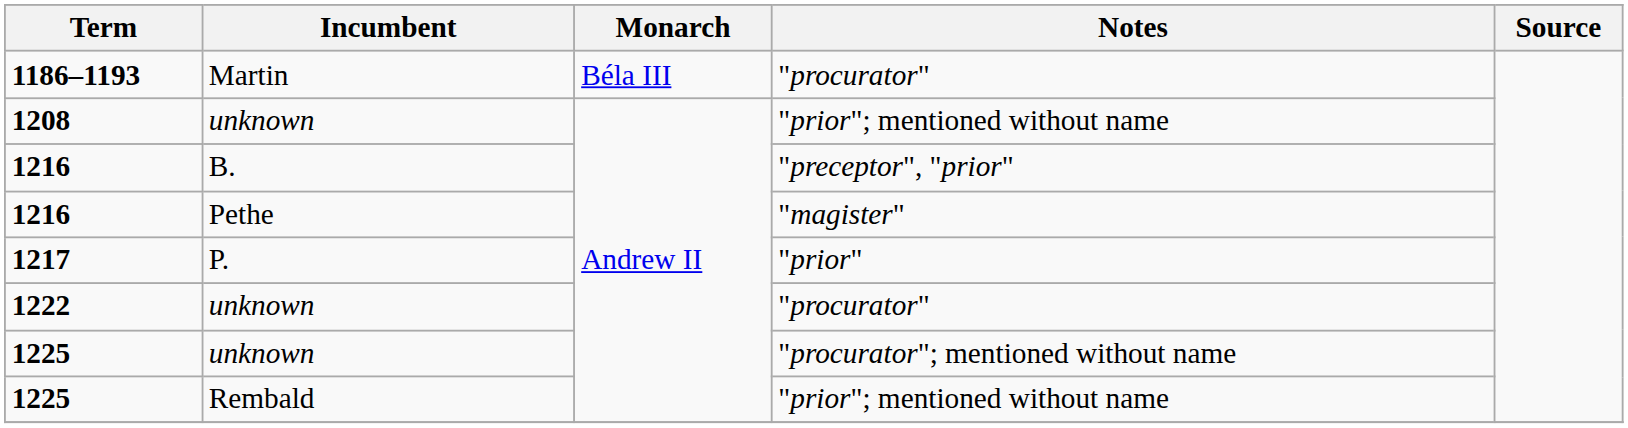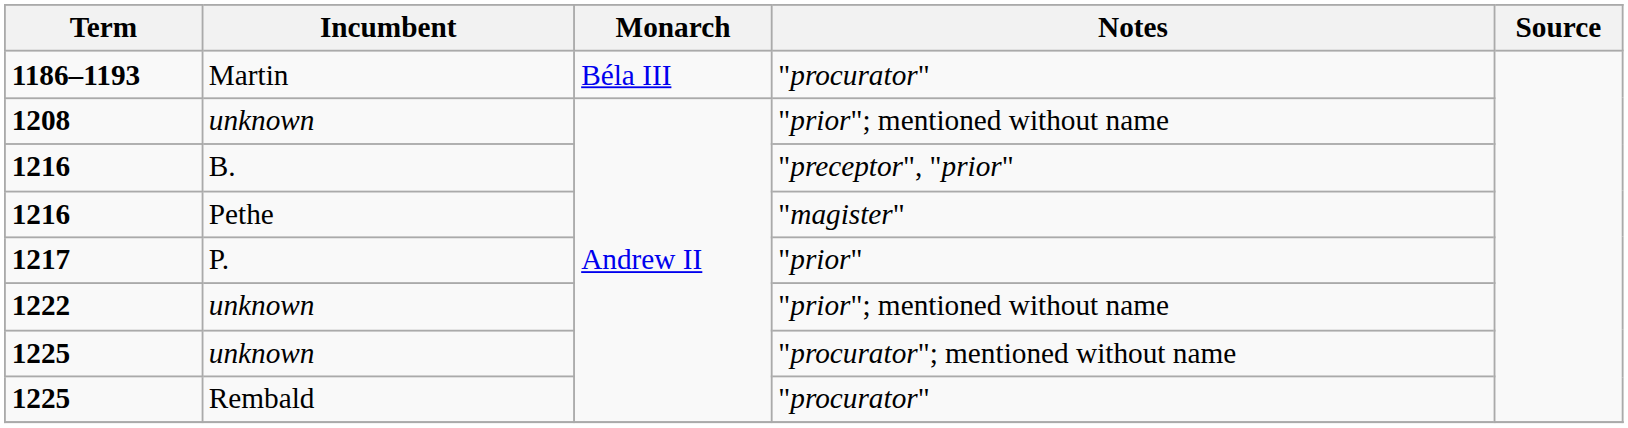(854, 306) "procurator" -> (974, 306) "prior"; mentioned without name
(974, 399) "prior"; mentioned without name -> (854, 399) "procurator"
